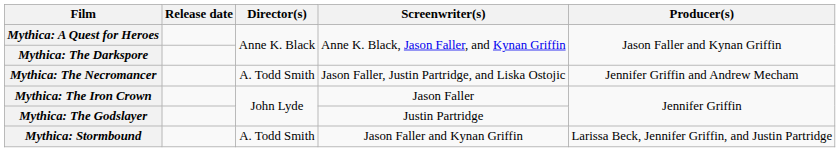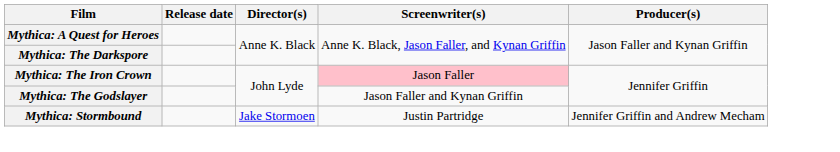- row: (83, 75)
(443, 95) no background -> (443, 75) pink background
(443, 116) Justin Partridge -> (443, 95) Jason Faller and Kynan Griffin
(277, 136) A. Todd Smith -> (277, 116) Jake Stormoen
(443, 136) Jason Faller and Kynan Griffin -> (443, 116) Justin Partridge
(702, 136) Larissa Beck, Jennifer Griffin, and Justin Partridge -> (668, 116) Jennifer Griffin and Andrew Mecham
